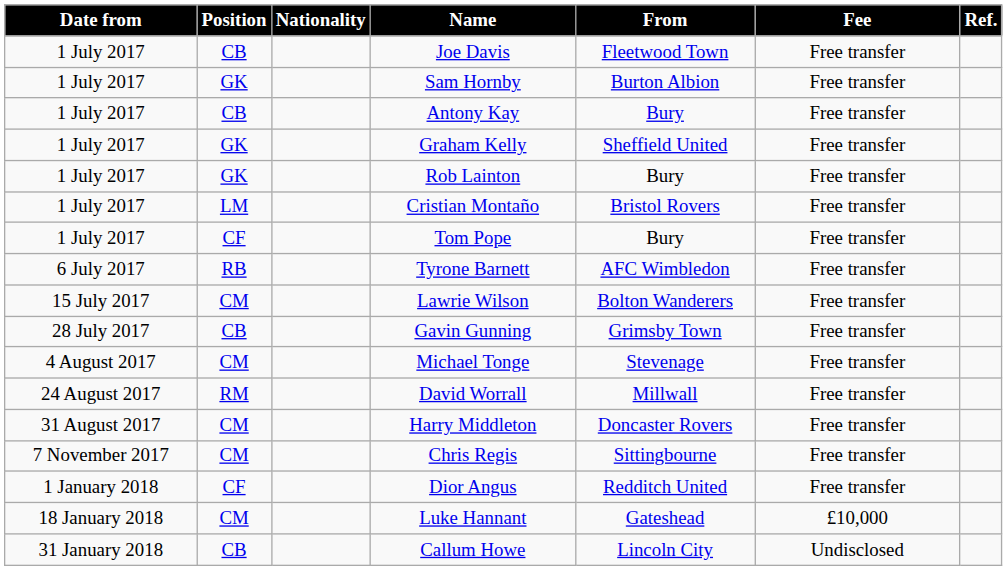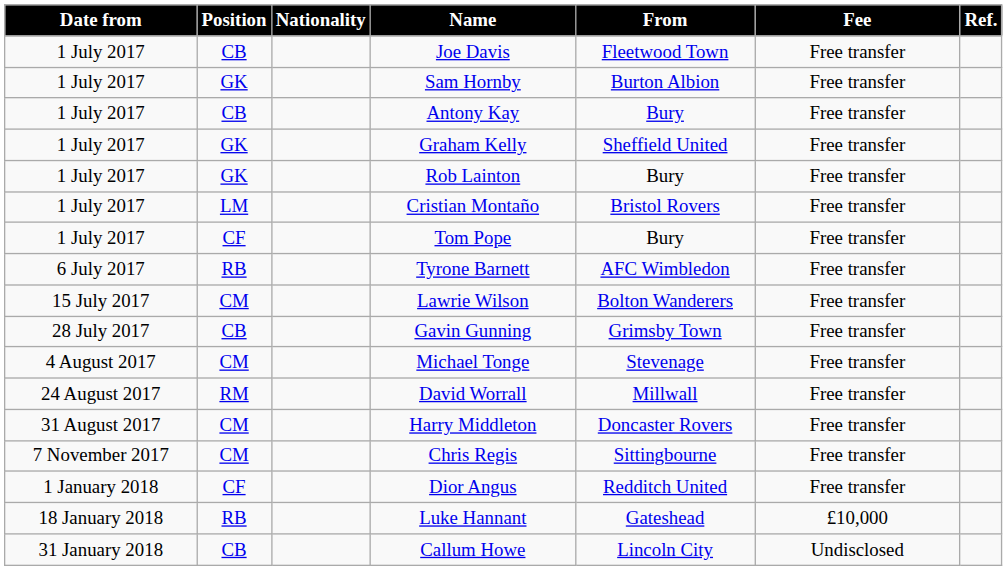(234, 518) CM -> (234, 518) RB
